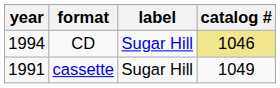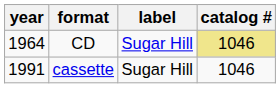(27, 43) 1994 -> (27, 43) 1964
(236, 69) 1049 -> (236, 69) 1046
